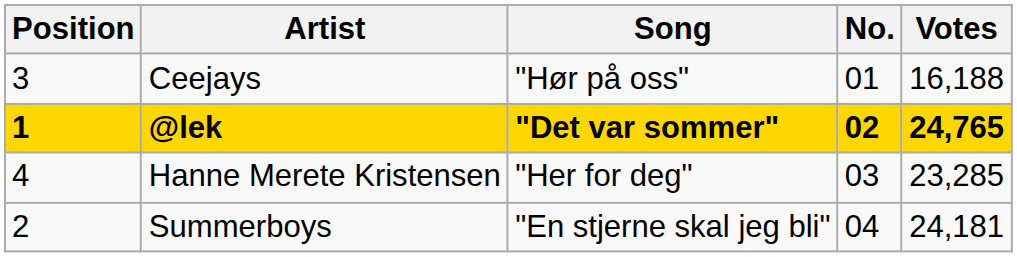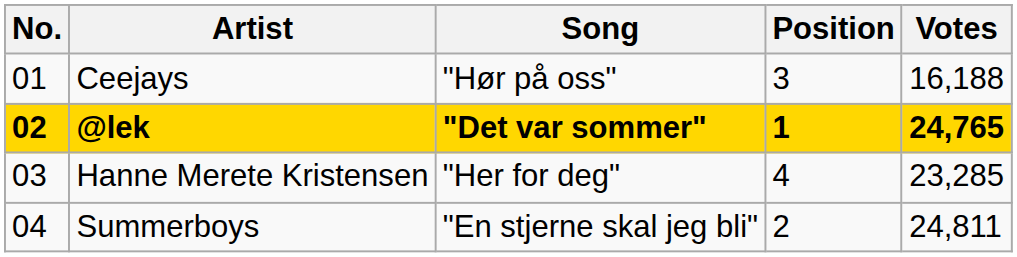columns swapped: (870, 29) <-> (73, 29)
(957, 226) 24,181 -> (955, 226) 24,811
